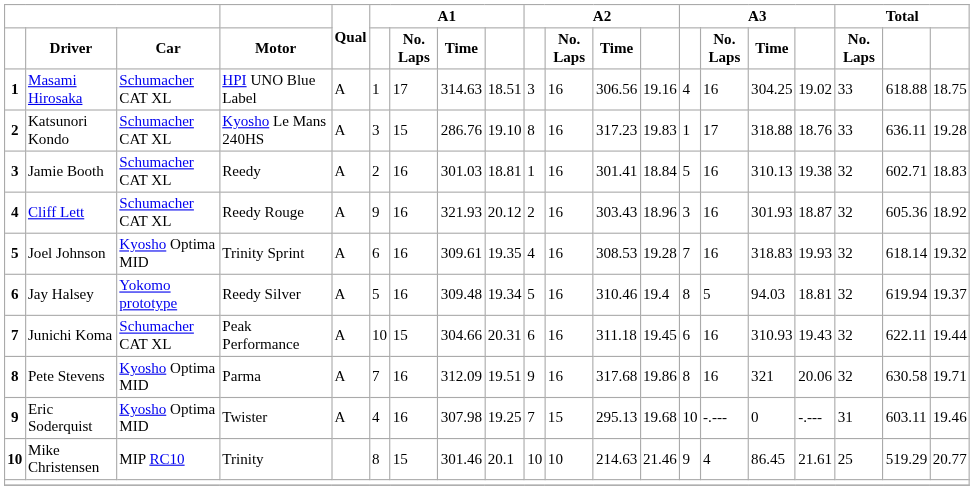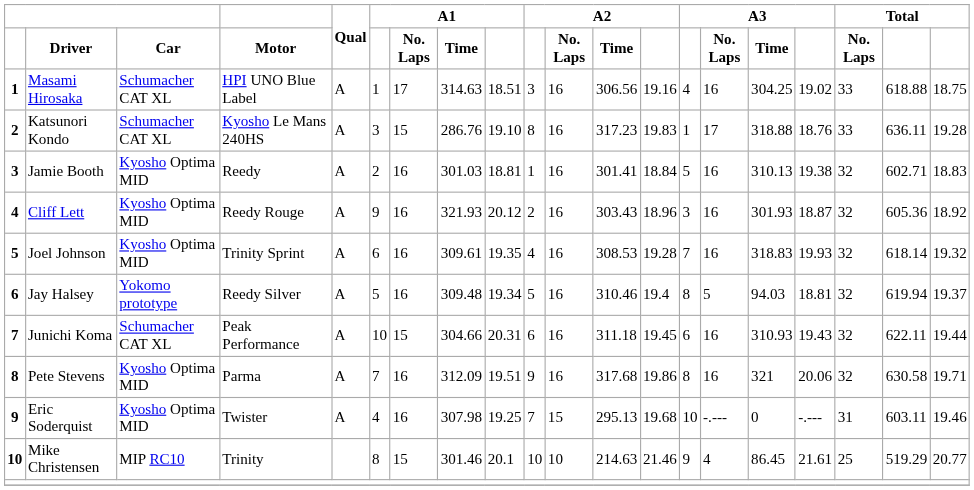(157, 171) Schumacher CAT XL -> (167, 171) Kyosho Optima MID
(157, 212) Schumacher CAT XL -> (167, 212) Kyosho Optima MID
